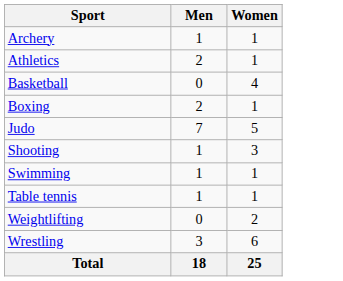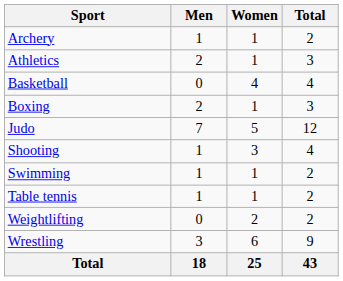+ column: (310, 15)
